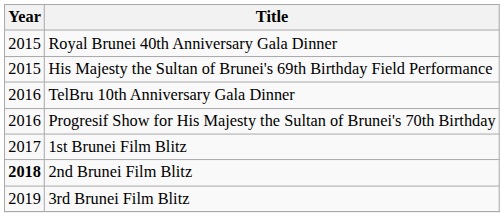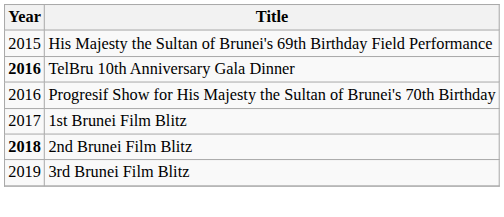- row: (193, 43)
(25, 95) normal -> (25, 69) bold
